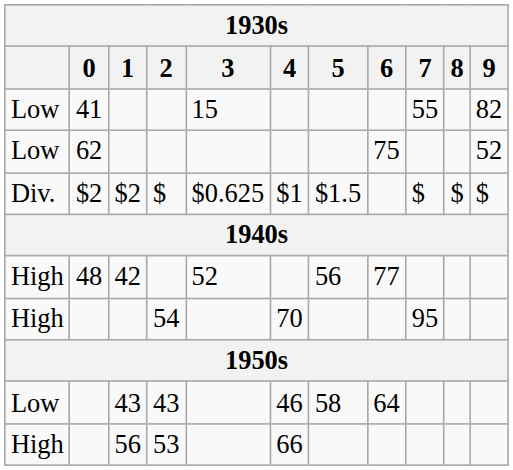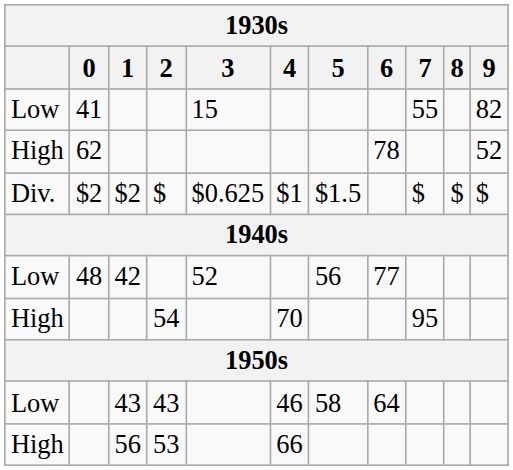(35, 151) Low -> (37, 151) High
(386, 151) 75 -> (386, 151) 78
(37, 276) High -> (35, 276) Low
